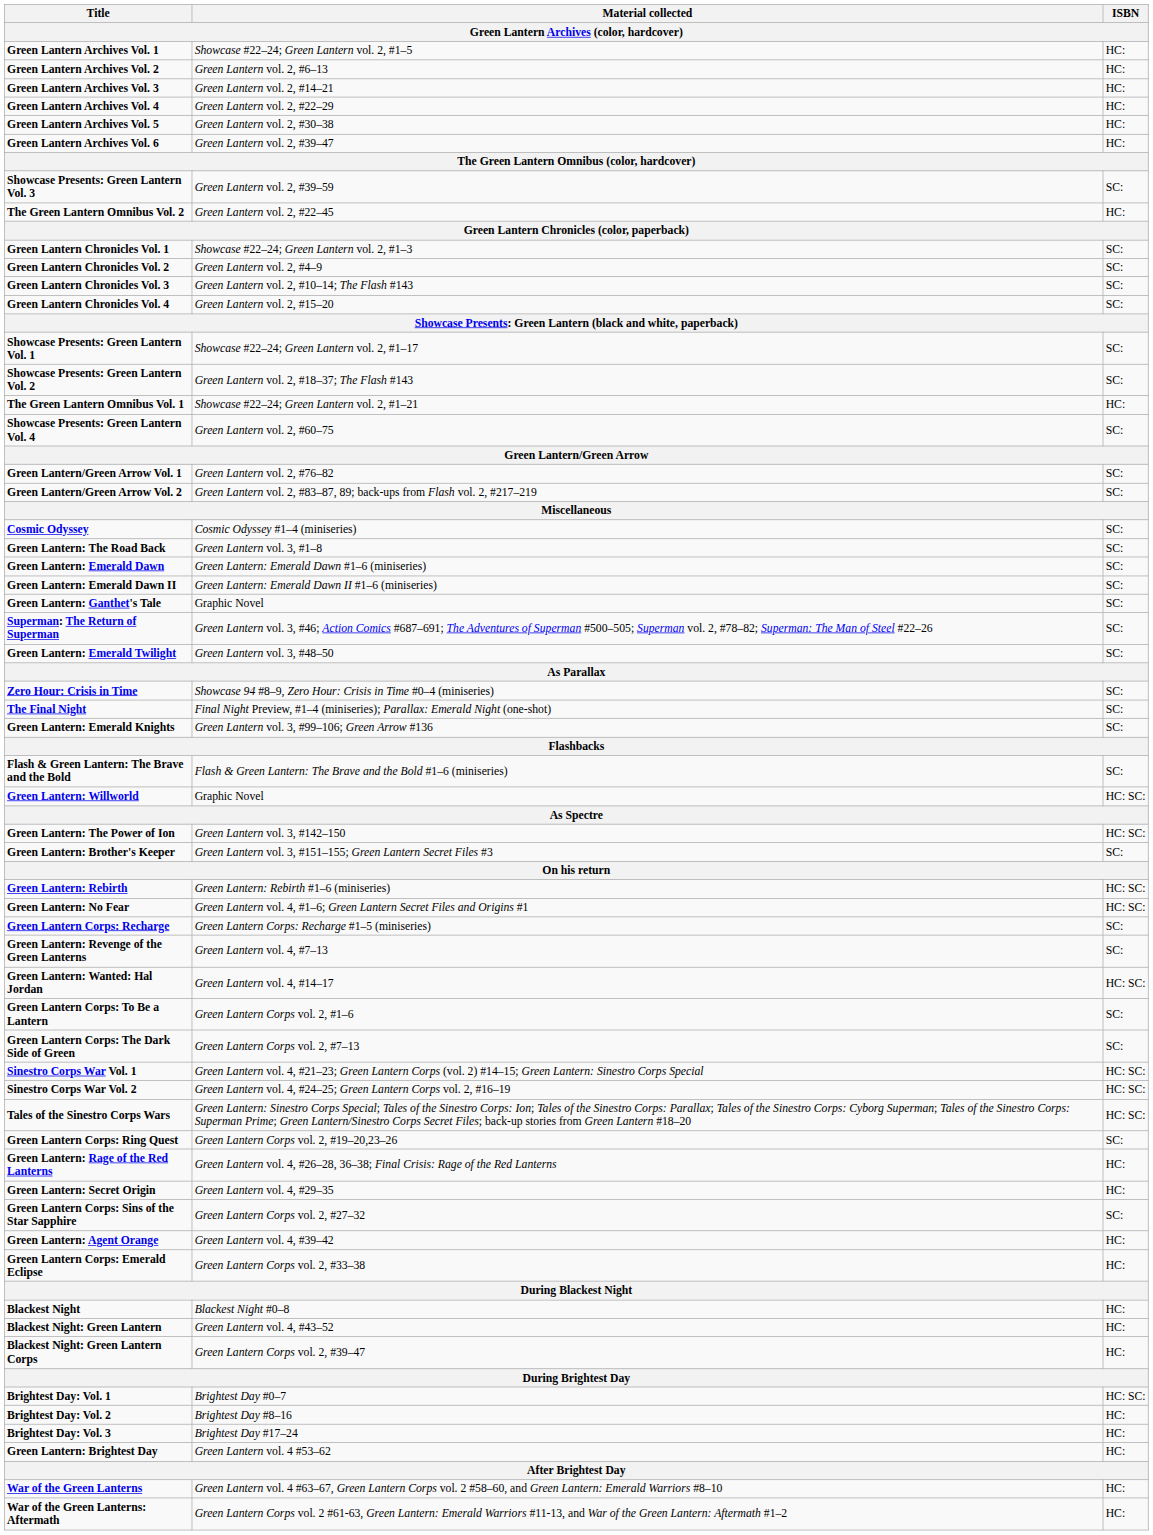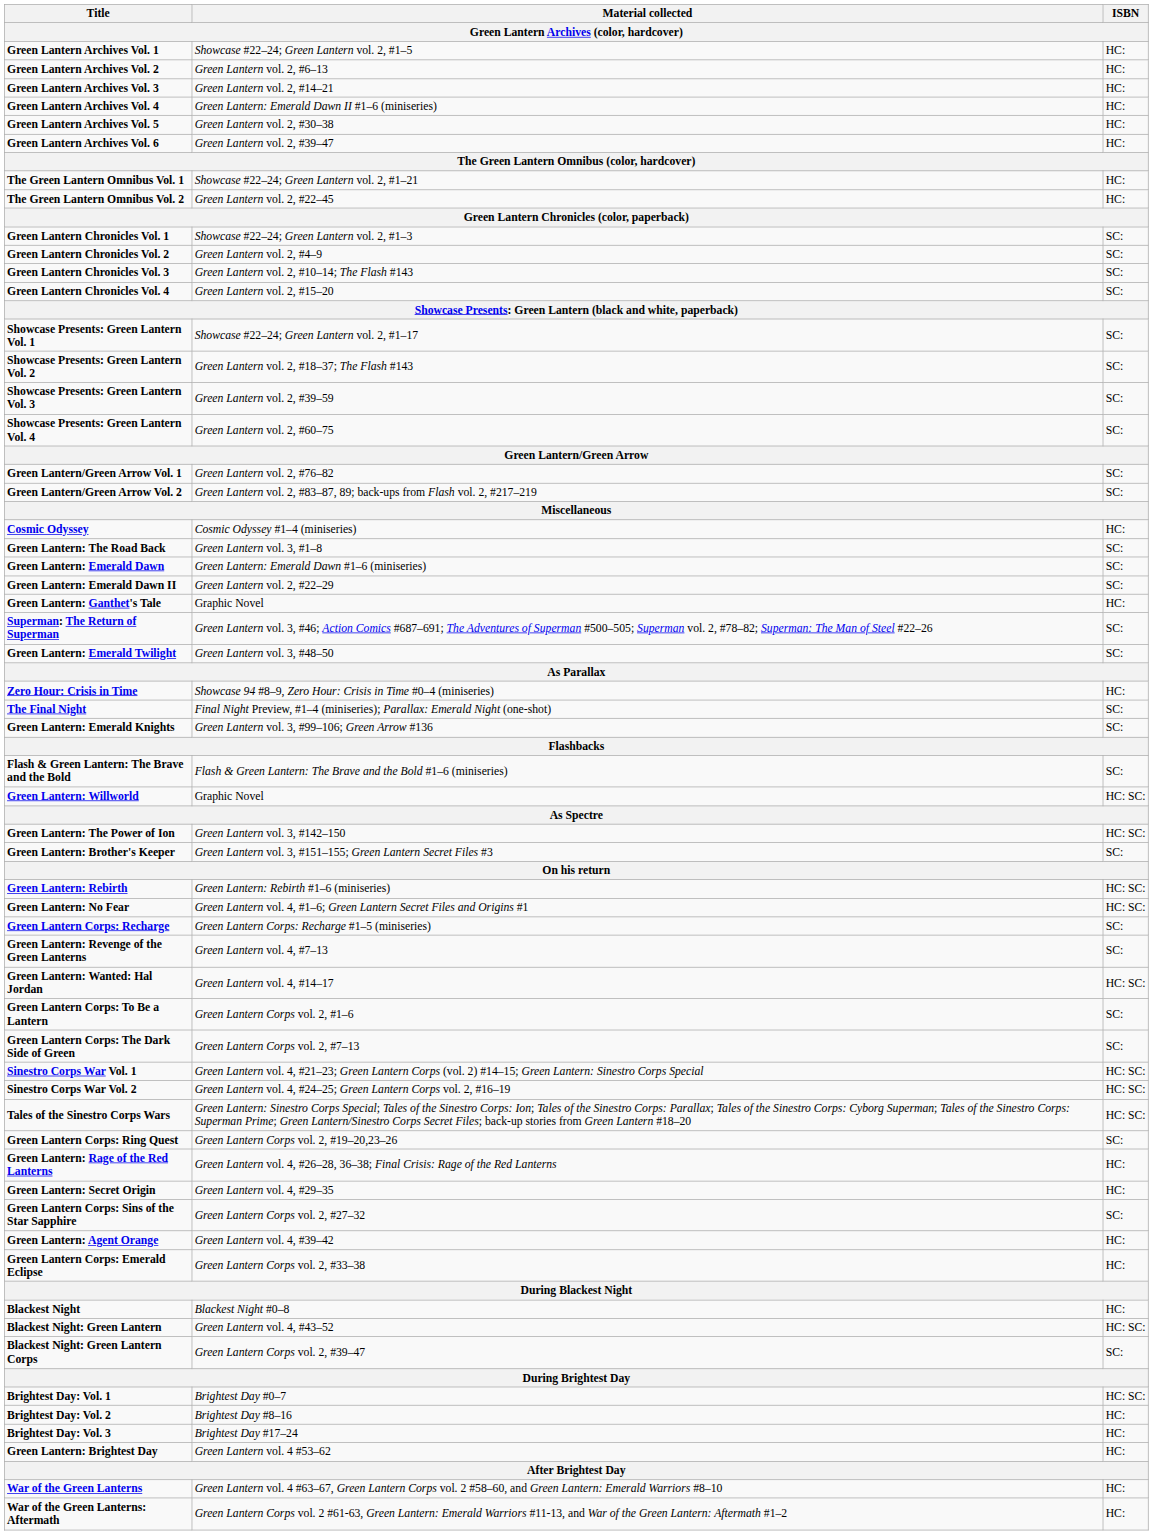(264, 106) Green Lantern vol. 2, #22–29 -> (316, 106) Green Lantern: Emerald Dawn II #1–6 (miniseries)
rows swapped: (96, 405) <-> (94, 187)
(1114, 529) SC: -> (1115, 529) HC:
(316, 584) Green Lantern: Emerald Dawn II #1–6 (miniseries) -> (264, 584) Green Lantern vol. 2, #22–29
(1114, 603) SC: -> (1115, 603) HC:
(1114, 690) SC: -> (1115, 690) HC:
(1115, 1327) HC: -> (1126, 1327) HC: SC:
(1115, 1352) HC: -> (1114, 1352) SC:
